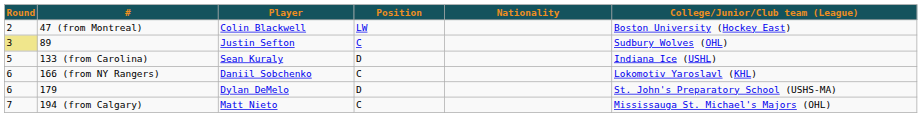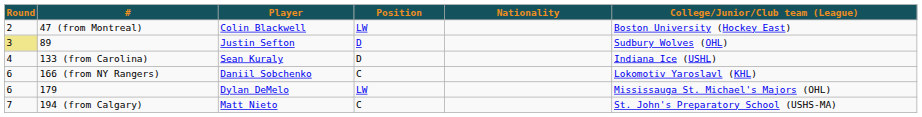(359, 43) C -> (359, 43) D
(9, 58) 5 -> (9, 58) 4
(359, 89) D -> (362, 89) LW
(725, 89) St. John's Preparatory School (USHS-MA) -> (723, 89) Mississauga St. Michael's Majors (OHL)
(723, 105) Mississauga St. Michael's Majors (OHL) -> (725, 105) St. John's Preparatory School (USHS-MA)
